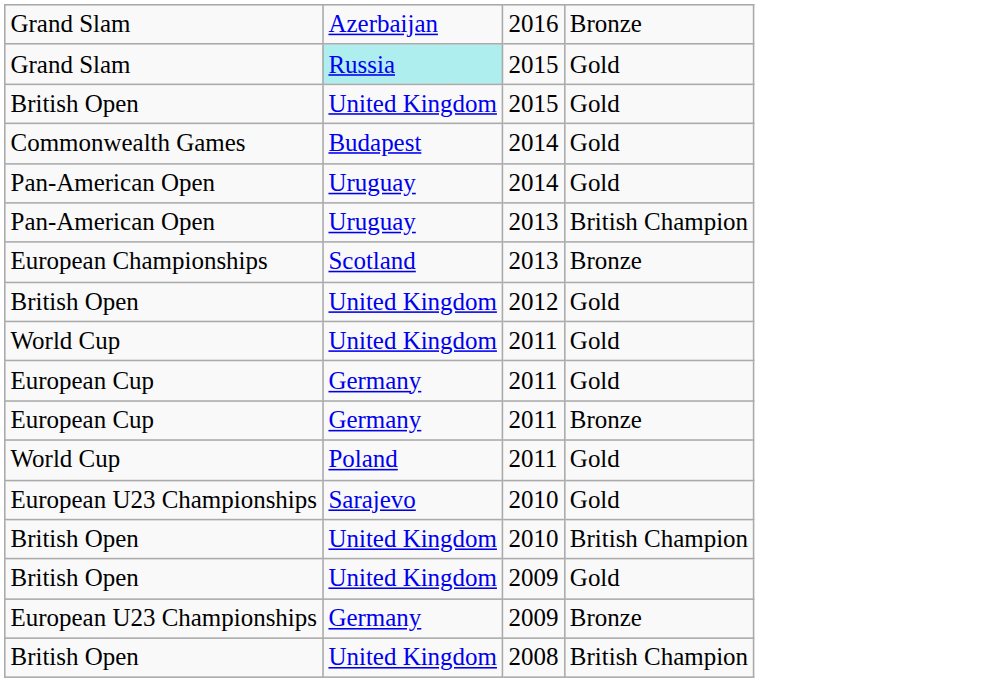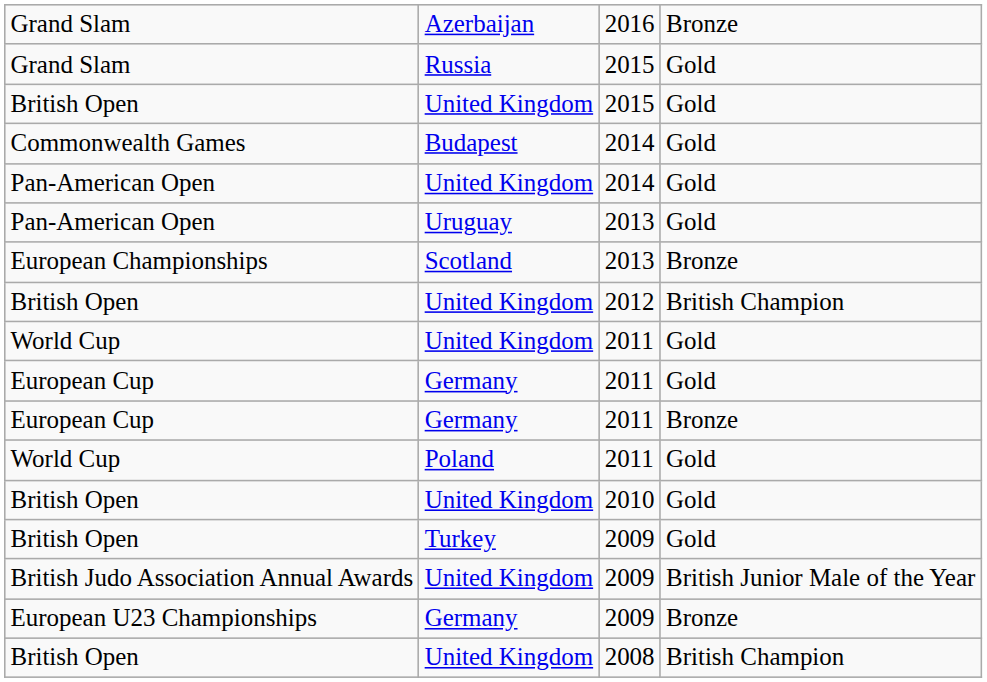(362, 63) paleturquoise background -> (458, 63) no background
(372, 182) Uruguay -> (509, 182) United Kingdom
(659, 222) British Champion -> (691, 222) Gold
(595, 301) Gold -> (755, 301) British Champion
- row: (164, 499)
(659, 538) British Champion -> (691, 499) Gold
(413, 578) United Kingdom -> (460, 538) Turkey
+ row: (212, 578)
